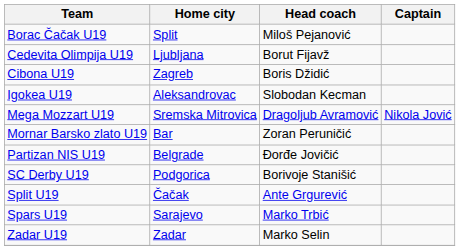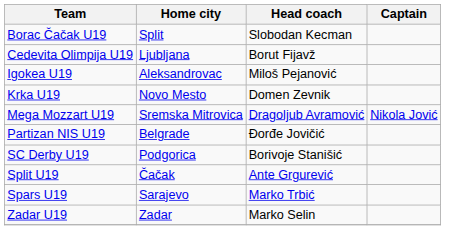(307, 34) Miloš Pejanović -> (300, 34) Slobodan Kecman
- row: (41, 74)
(314, 94) Slobodan Kecman -> (293, 74) Miloš Pejanović
+ row: (34, 94)
- row: (77, 134)
